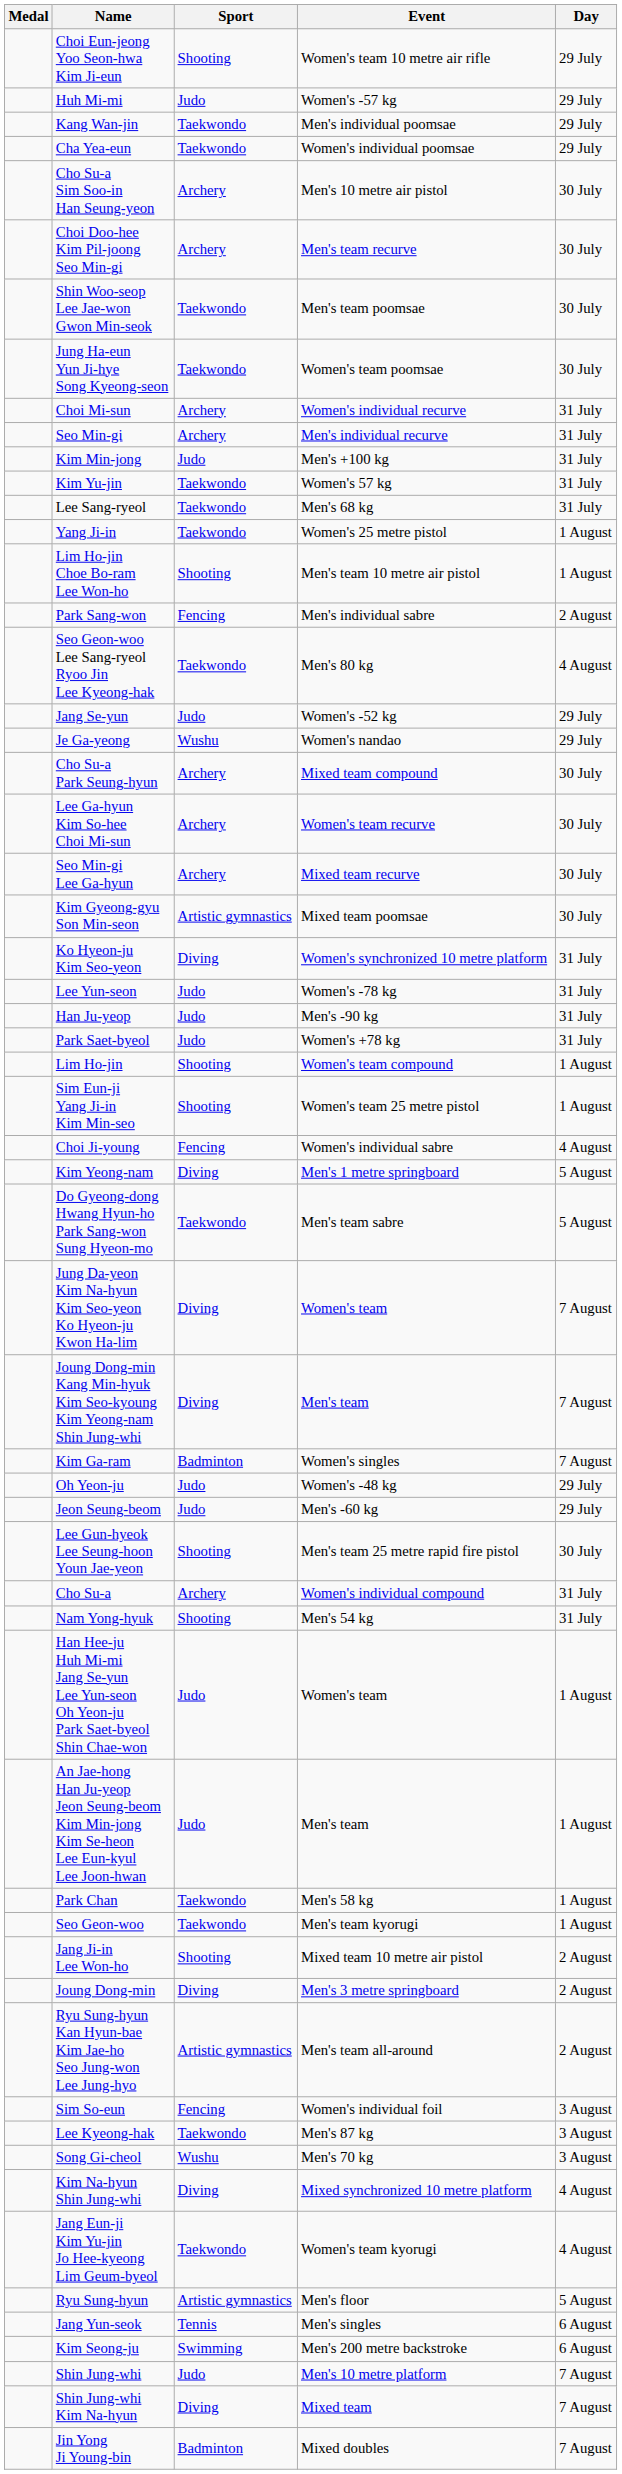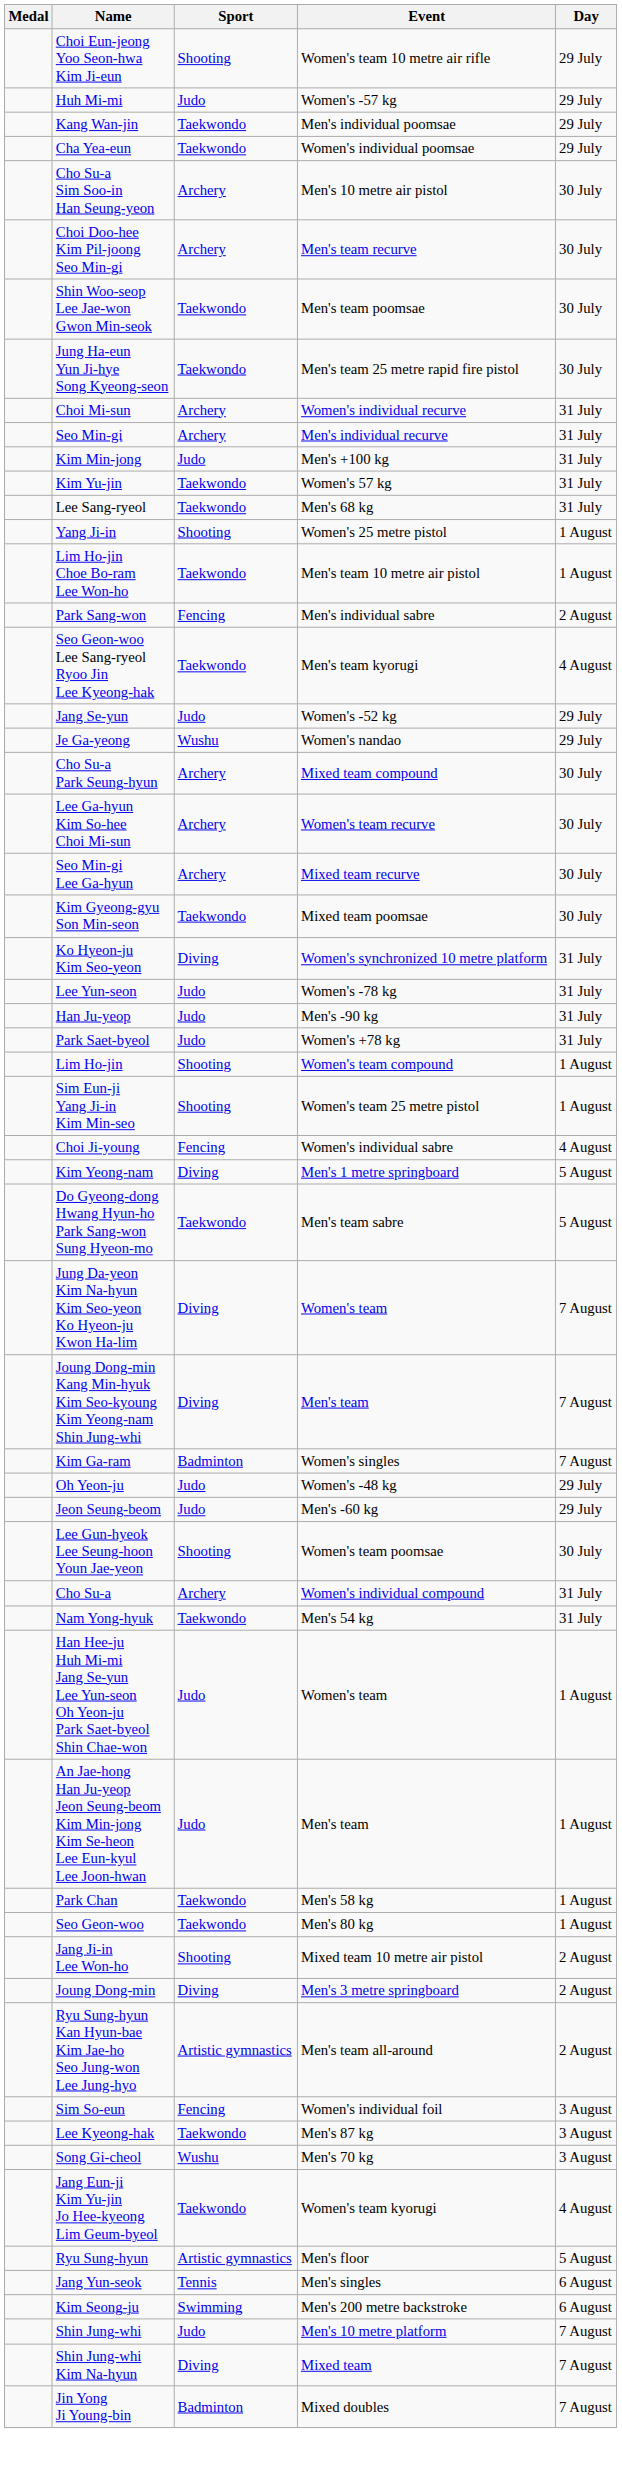(372, 368) Women's team poomsae -> (410, 368) Men's team 25 metre rapid fire pistol
(212, 531) Taekwondo -> (204, 531) Shooting
(204, 573) Shooting -> (212, 573) Taekwondo
(337, 665) Men's 80 kg -> (360, 665) Men's team kyorugi
(235, 916) Artistic gymnastics -> (212, 916) Taekwondo
(410, 1551) Men's team 25 metre rapid fire pistol -> (372, 1551) Women's team poomsae
(204, 1617) Shooting -> (212, 1617) Taekwondo
(360, 1924) Men's team kyorugi -> (337, 1924) Men's 80 kg
- row: (99, 2190)
